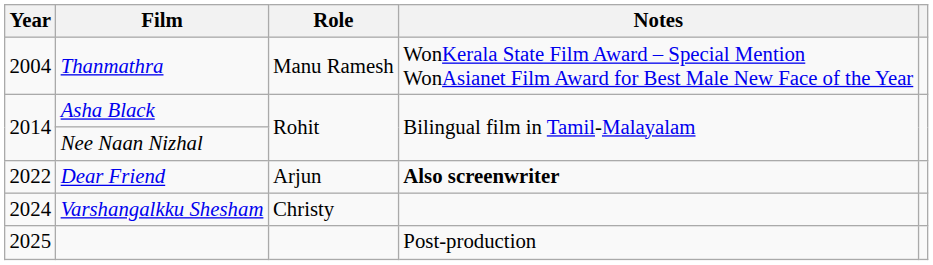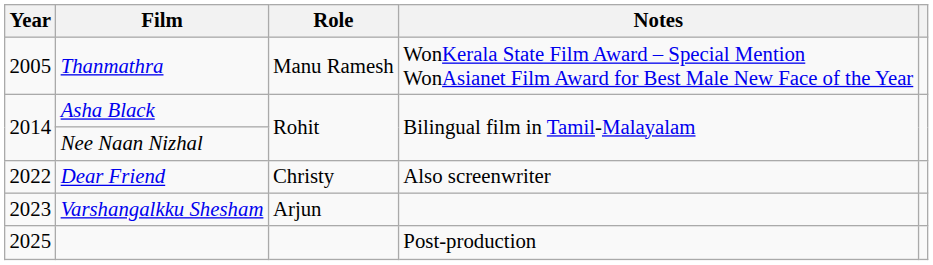(30, 65) 2004 -> (30, 65) 2005
(297, 176) Arjun -> (304, 176) Christy
(481, 176) bold -> (477, 176) normal
(30, 209) 2024 -> (30, 209) 2023
(304, 209) Christy -> (297, 209) Arjun
